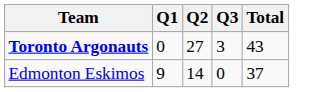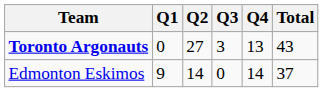+ column: (257, 18)
